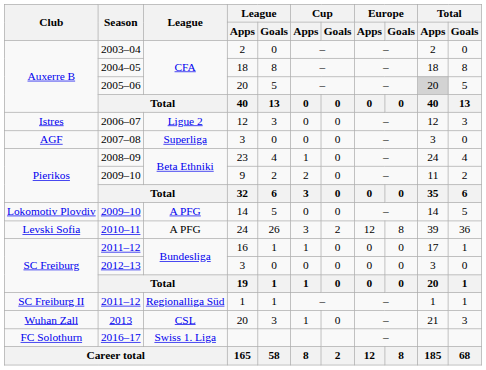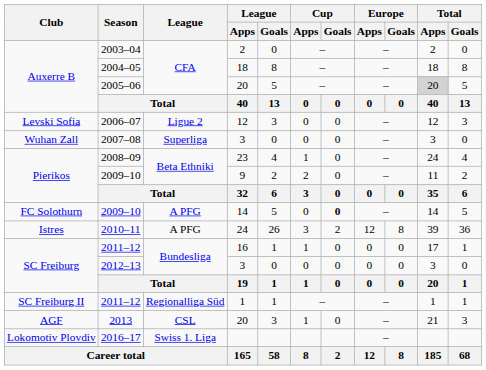(51, 121) Istres -> (51, 121) Levski Sofia
(51, 139) AGF -> (51, 139) Wuhan Zall
(51, 211) Lokomotiv Plovdiv -> (51, 211) FC Solothurn
(338, 211) normal -> (338, 211) bold
(51, 229) Levski Sofia -> (51, 229) Istres
(51, 319) Wuhan Zall -> (51, 319) AGF
(51, 337) FC Solothurn -> (51, 337) Lokomotiv Plovdiv
